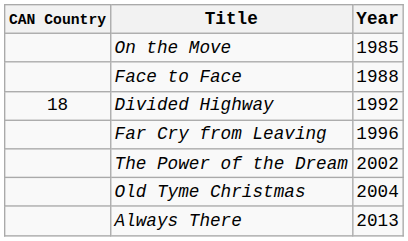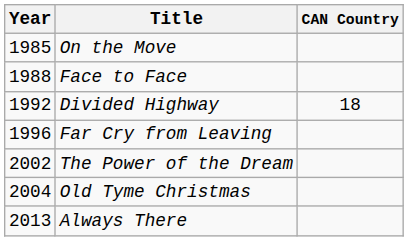columns swapped: (378, 19) <-> (57, 20)
